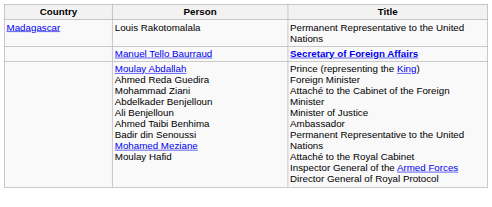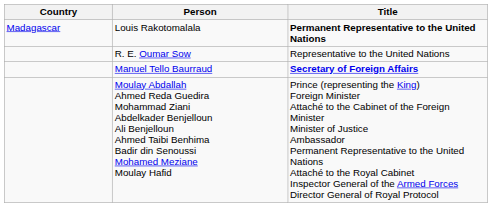(377, 33) normal -> (383, 33) bold
+ row: (153, 54)
